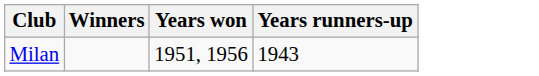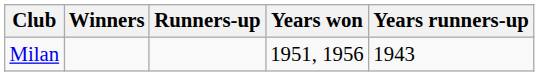+ column: (207, 20)
